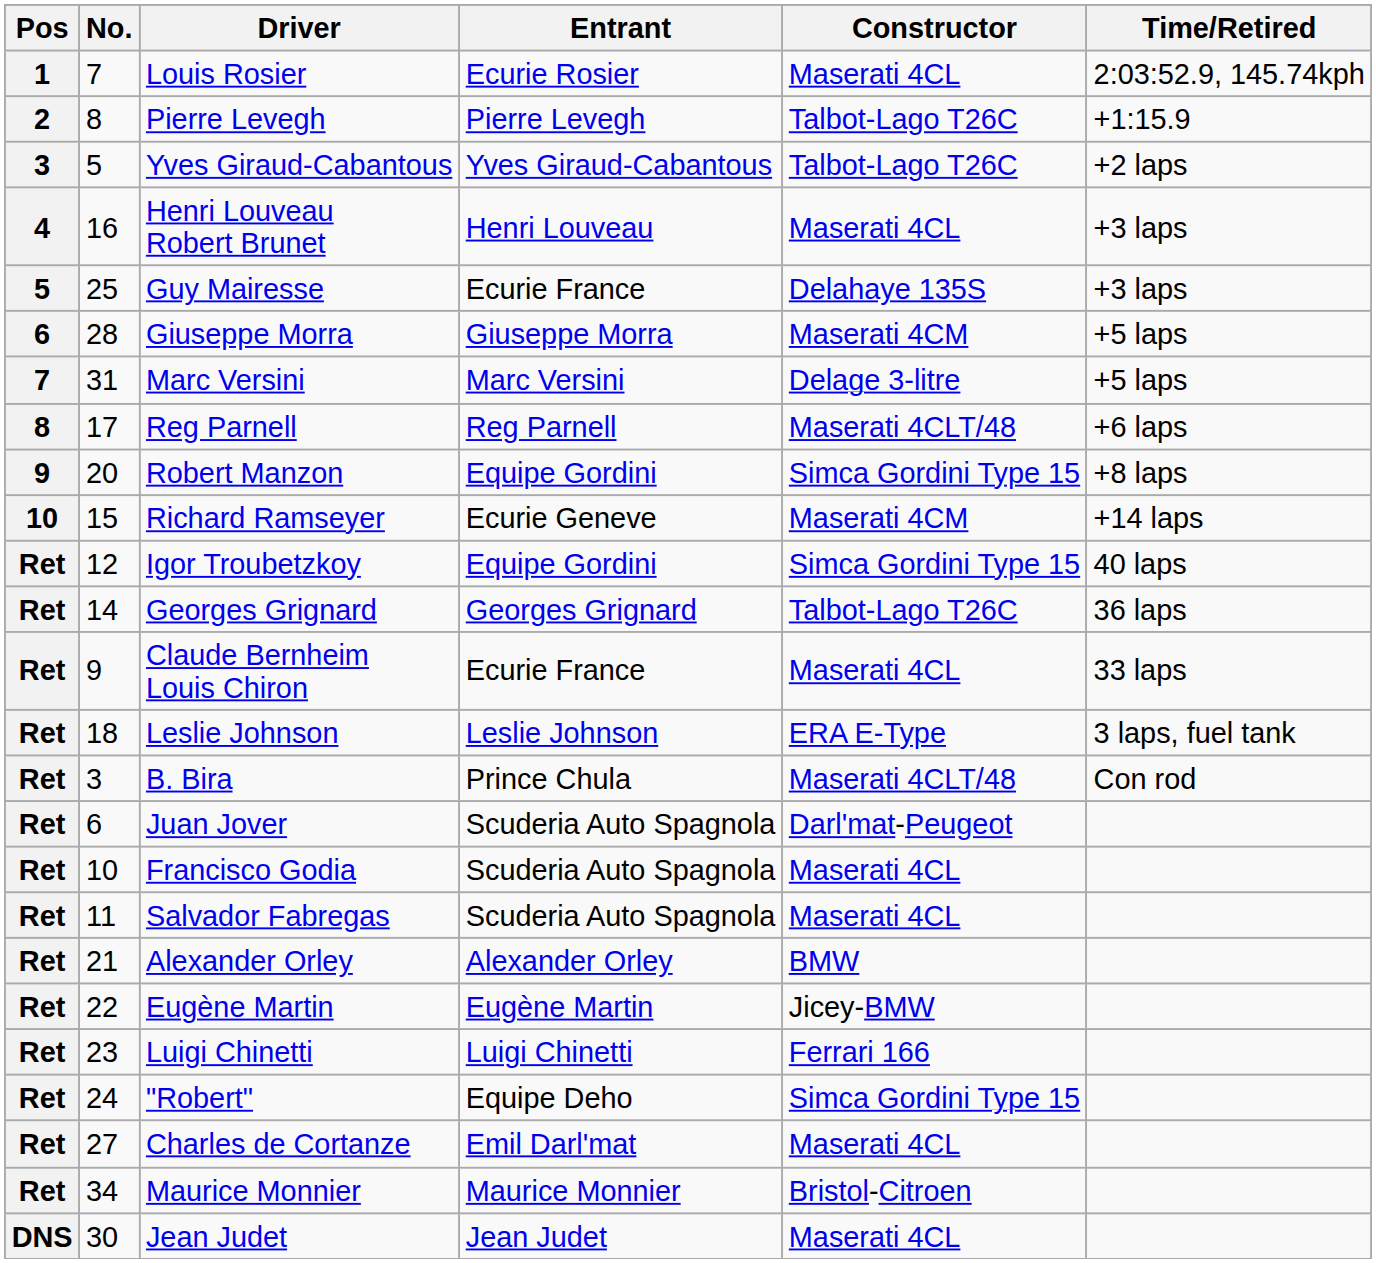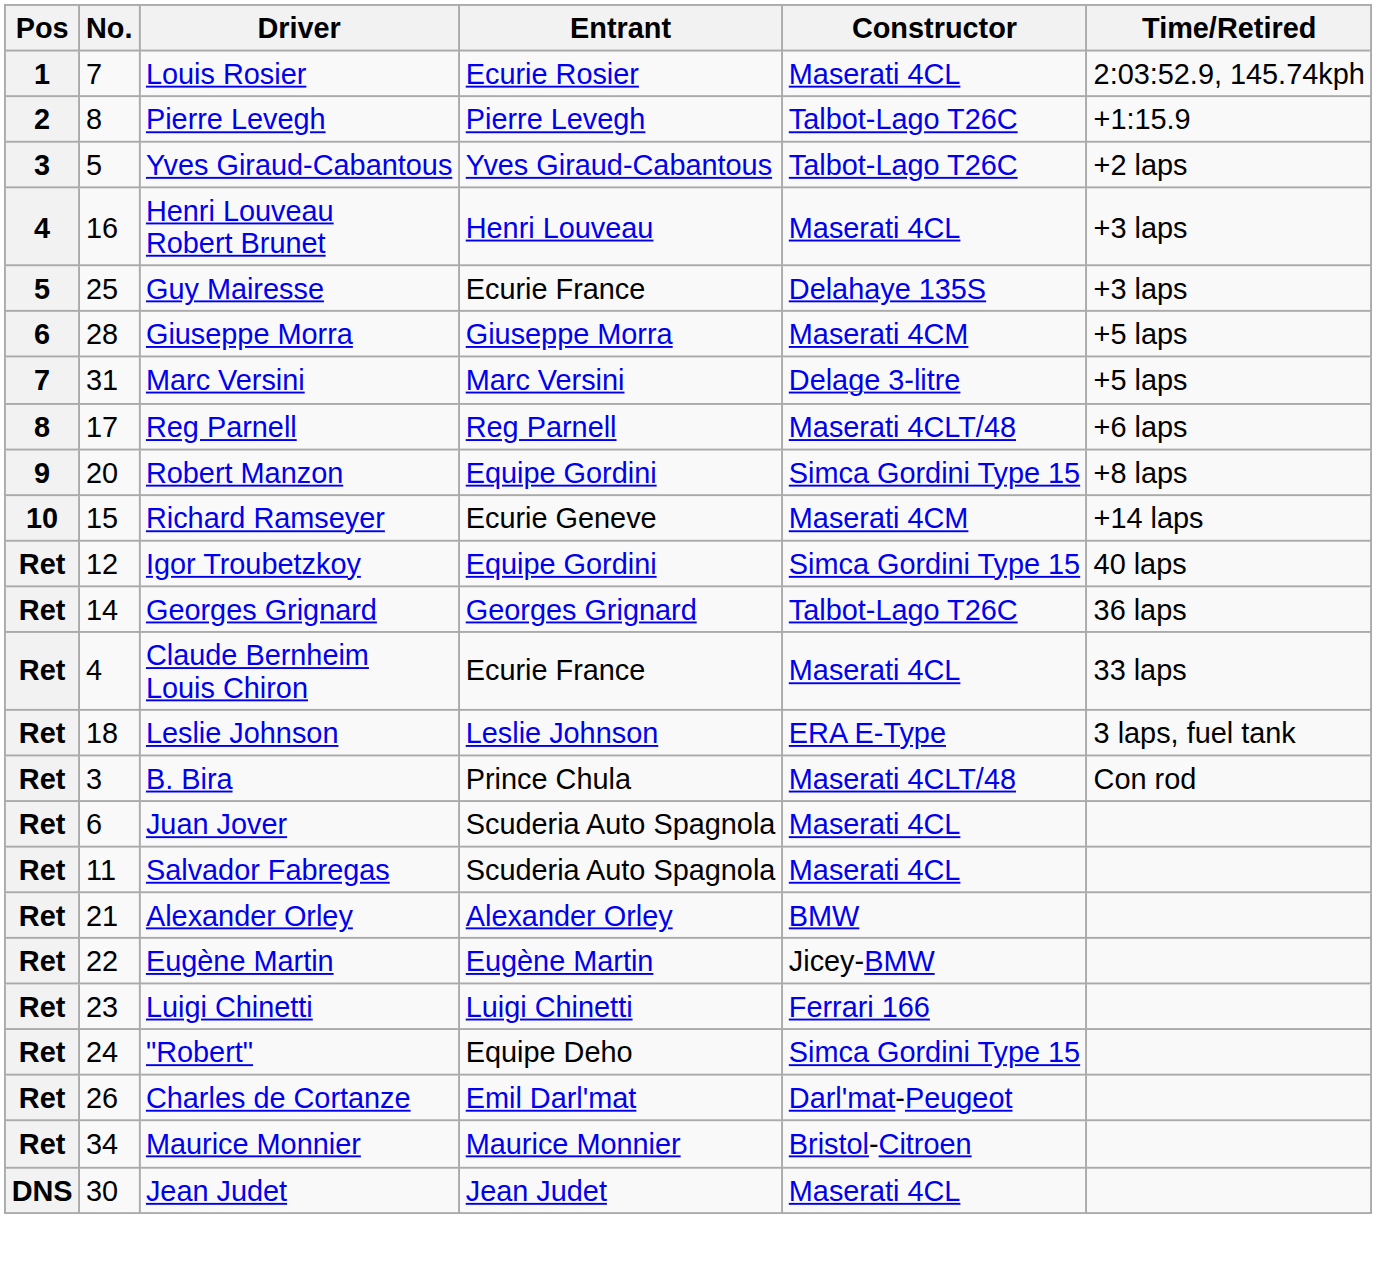(94, 671) 9 -> (94, 671) 4
(901, 824) Darl'mat-Peugeot -> (875, 824) Maserati 4CL
- row: (251, 870)
(102, 1144) 27 -> (102, 1098) 26
(875, 1144) Maserati 4CL -> (901, 1098) Darl'mat-Peugeot
